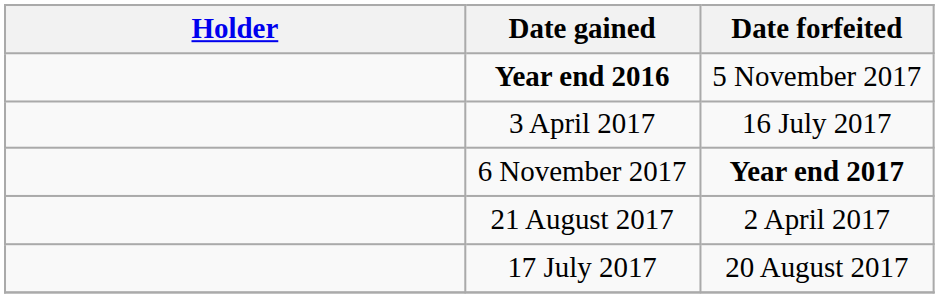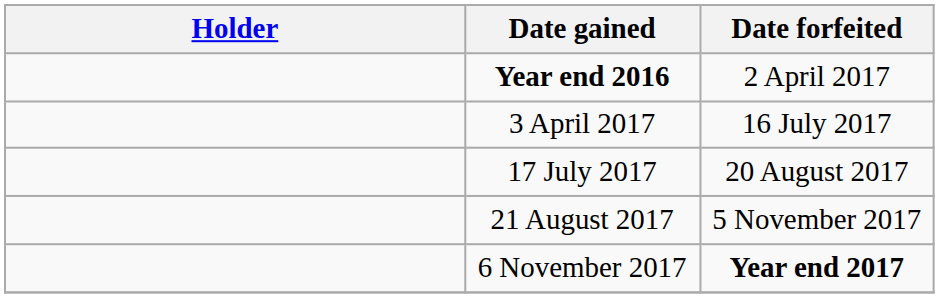(817, 76) 5 November 2017 -> (817, 76) 2 April 2017
rows swapped: (582, 267) <-> (582, 171)
(817, 219) 2 April 2017 -> (817, 219) 5 November 2017
